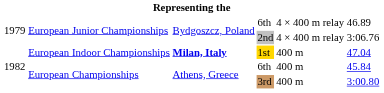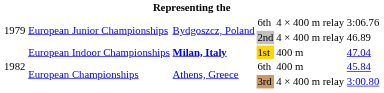(359, 22) 46.89 -> (363, 22) 3:06.76
(363, 37) 3:06.76 -> (359, 37) 46.89
(290, 81) 400 m -> (310, 81) 4 × 400 m relay
